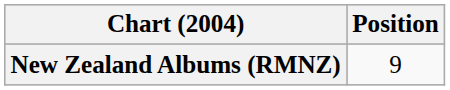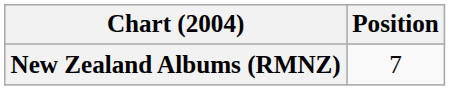(395, 64) 9 -> (395, 64) 7
